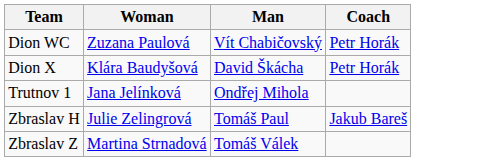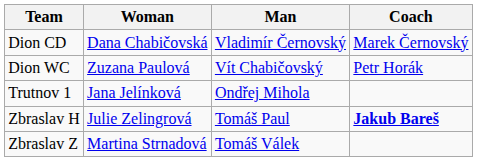+ row: (37, 42)
- row: (32, 67)
(368, 118) normal -> (396, 118) bold
